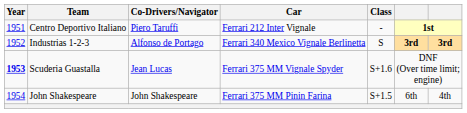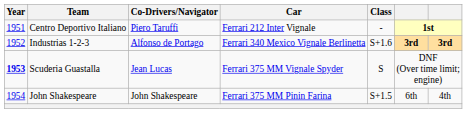(381, 43) S -> (381, 43) S+1.6
(381, 69) S+1.6 -> (381, 69) S
